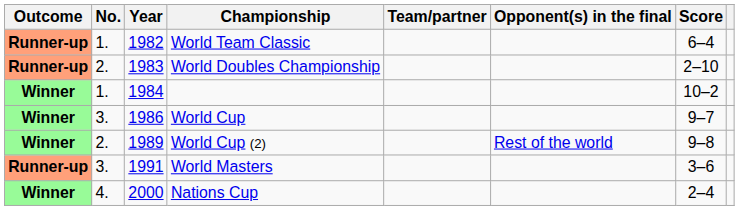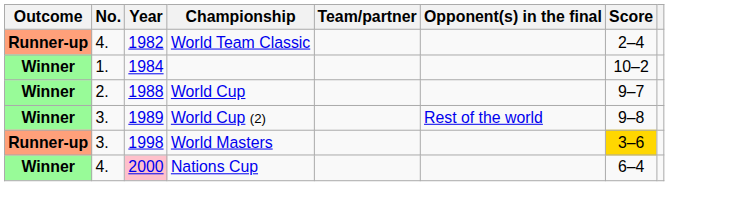(102, 42) 1. -> (102, 42) 4.
(701, 42) 6–4 -> (631, 42) 2–4
- row: (276, 67)
(102, 117) 3. -> (102, 92) 2.
(146, 117) 1986 -> (146, 92) 1988
(102, 142) 2. -> (102, 117) 3.
(146, 167) 1991 -> (146, 142) 1998
(701, 167) no background -> (631, 142) gold background
(146, 192) no background -> (146, 167) pink background
(701, 192) 2–4 -> (631, 167) 6–4
